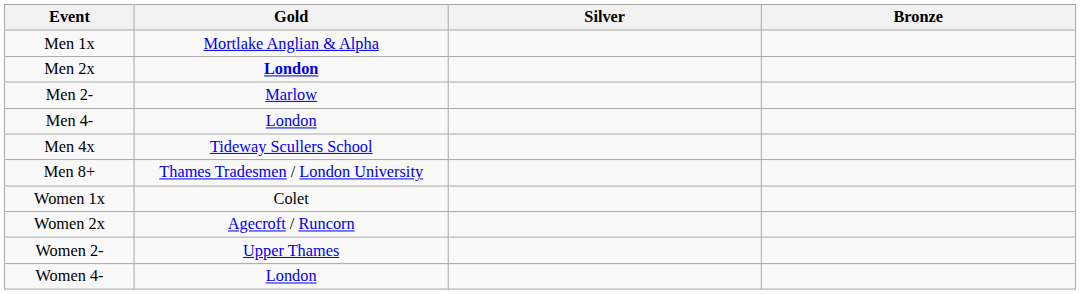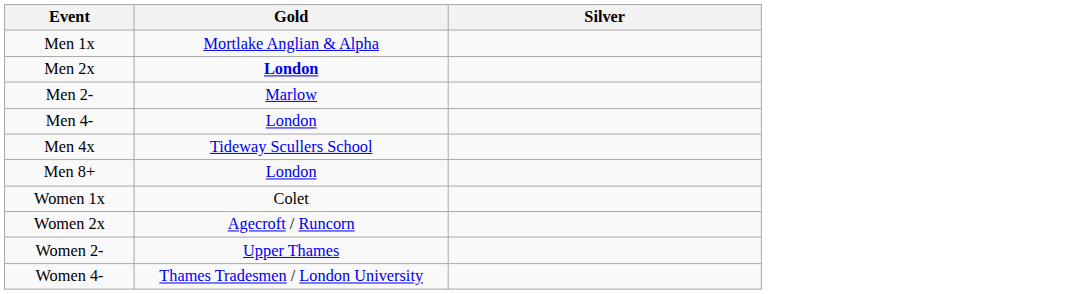- column: (918, 17)
(291, 172) Thames Tradesmen / London University -> (291, 172) London
(291, 276) London -> (291, 276) Thames Tradesmen / London University
